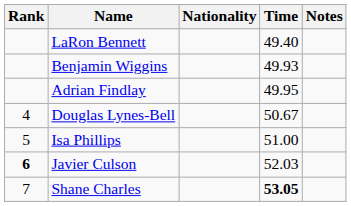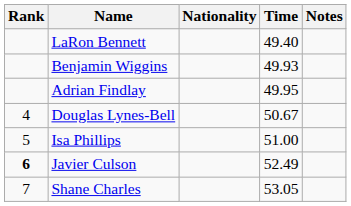(281, 164) 52.03 -> (281, 164) 52.49
(281, 189) bold -> (281, 189) normal
